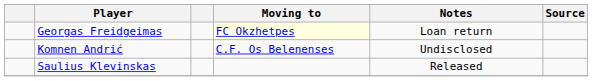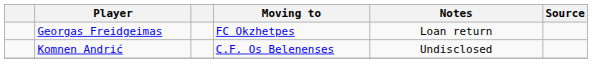(255, 31) lightyellow background -> (255, 31) no background
- row: (97, 67)
